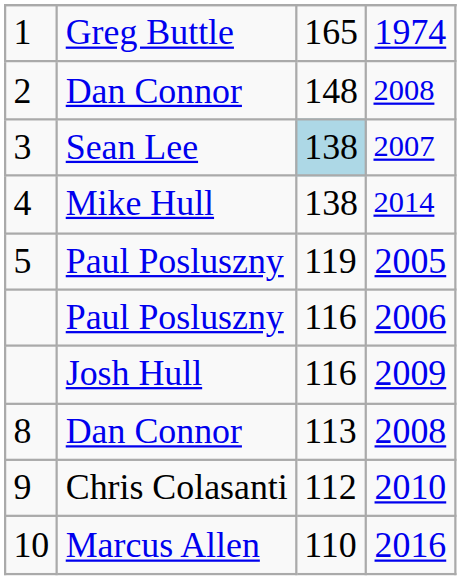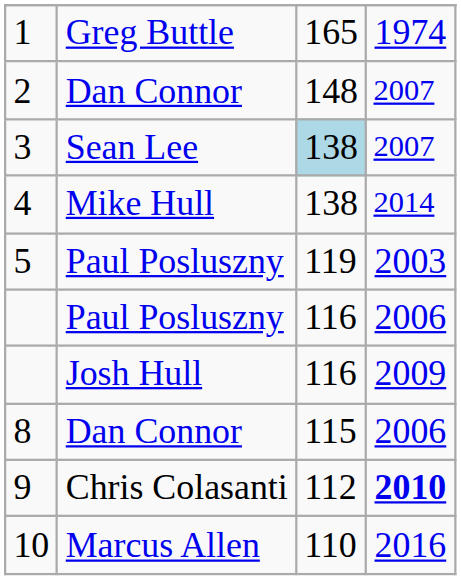(404, 89) 2008 -> (404, 89) 2007
(410, 260) 2005 -> (410, 260) 2003
(330, 430) 113 -> (330, 430) 115
(410, 430) 2008 -> (410, 430) 2006
(410, 487) normal -> (410, 487) bold
